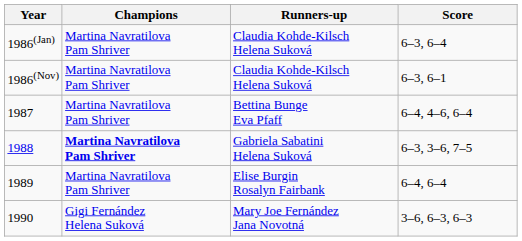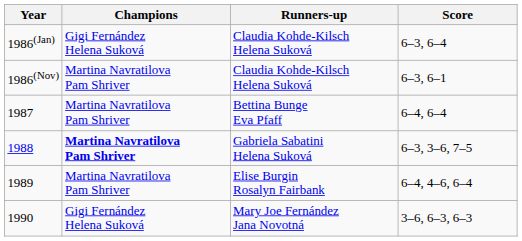(118, 42) Martina Navratilova Pam Shriver -> (105, 42) Gigi Fernández Helena Suková
(437, 112) 6–4, 4–6, 6–4 -> (424, 112) 6–4, 6–4
(424, 183) 6–4, 6–4 -> (437, 183) 6–4, 4–6, 6–4
